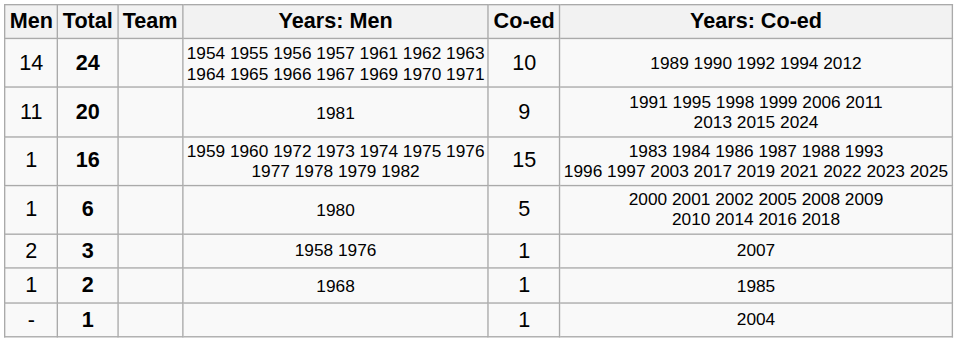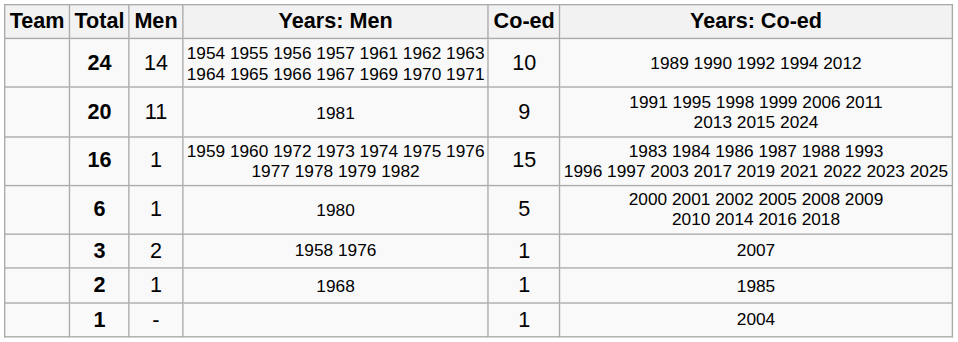columns swapped: (150, 21) <-> (31, 21)
